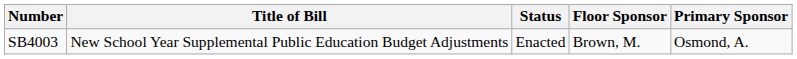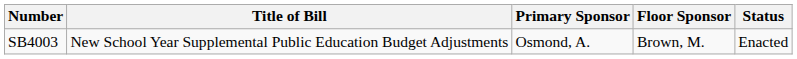columns swapped: (731, 16) <-> (541, 16)
